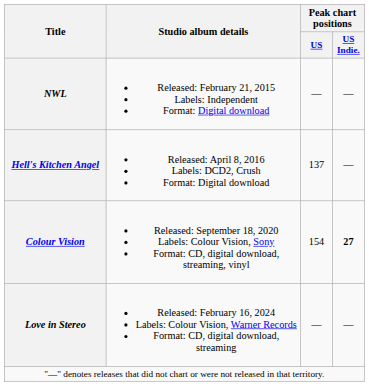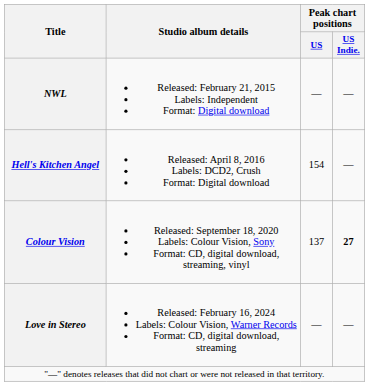(316, 165) 137 -> (316, 165) 154
(316, 242) 154 -> (316, 242) 137
